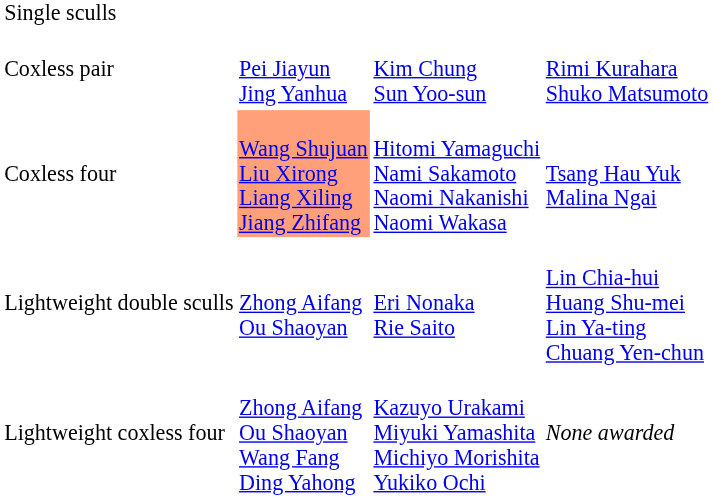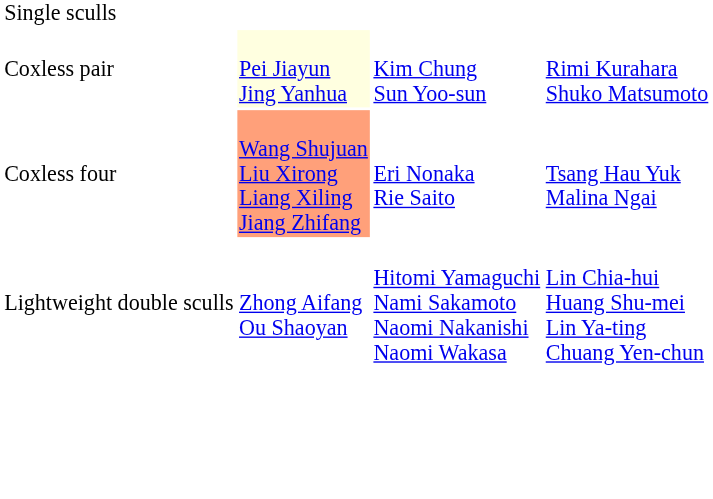(293, 80) no background -> (293, 80) lightyellow background
(457, 185) Hitomi Yamaguchi Nami Sakamoto Naomi Nakanishi Naomi Wakasa -> (424, 185) Eri Nonaka Rie Saito
(424, 315) Eri Nonaka Rie Saito -> (457, 315) Hitomi Yamaguchi Nami Sakamoto Naomi Nakanishi Naomi Wakasa
- row: (115, 432)
